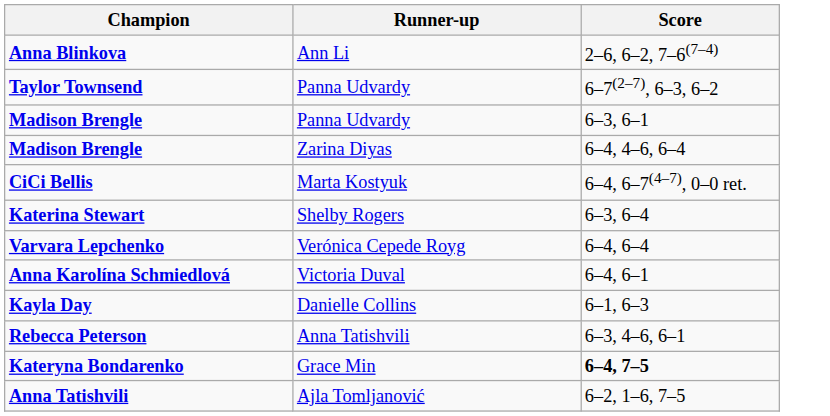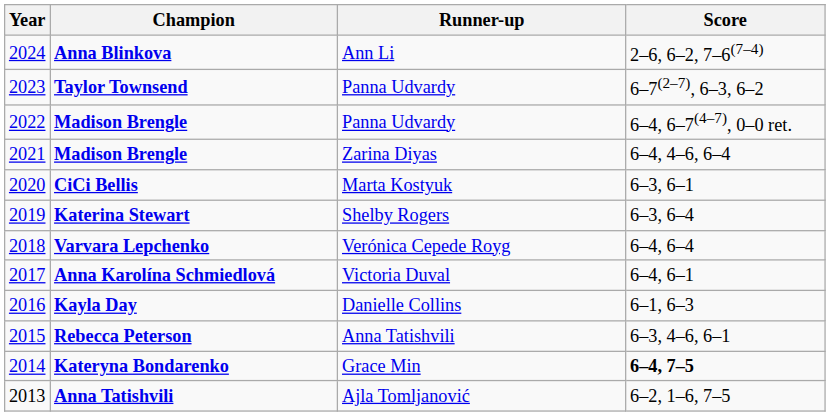+ column: (27, 19)
(617, 120) 6–3, 6–1 -> (711, 122) 6–4, 6–7(4–7), 0–0 ret.
(666, 182) 6–4, 6–7(4–7), 0–0 ret. -> (662, 185) 6–3, 6–1
